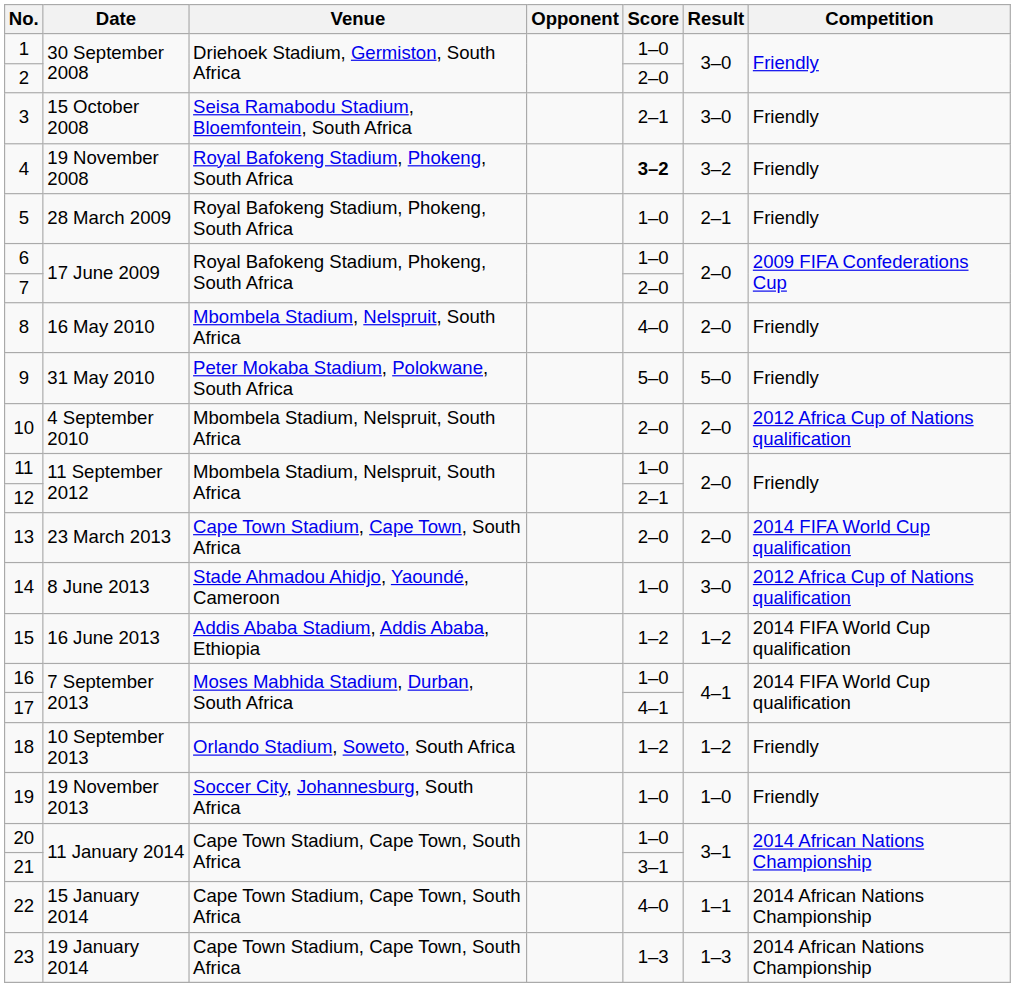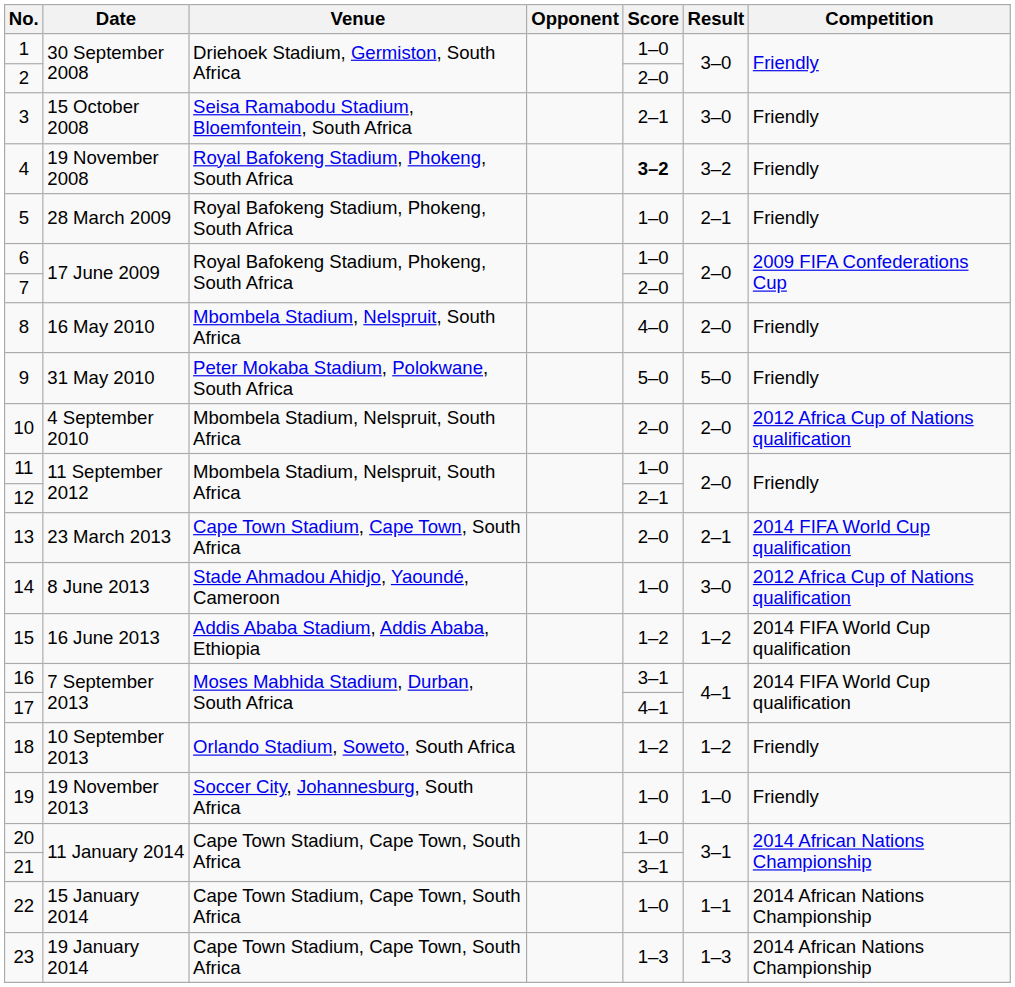(716, 537) 2–0 -> (716, 537) 2–1
(653, 678) 1–0 -> (653, 678) 3–1
(653, 906) 4–0 -> (653, 906) 1–0
